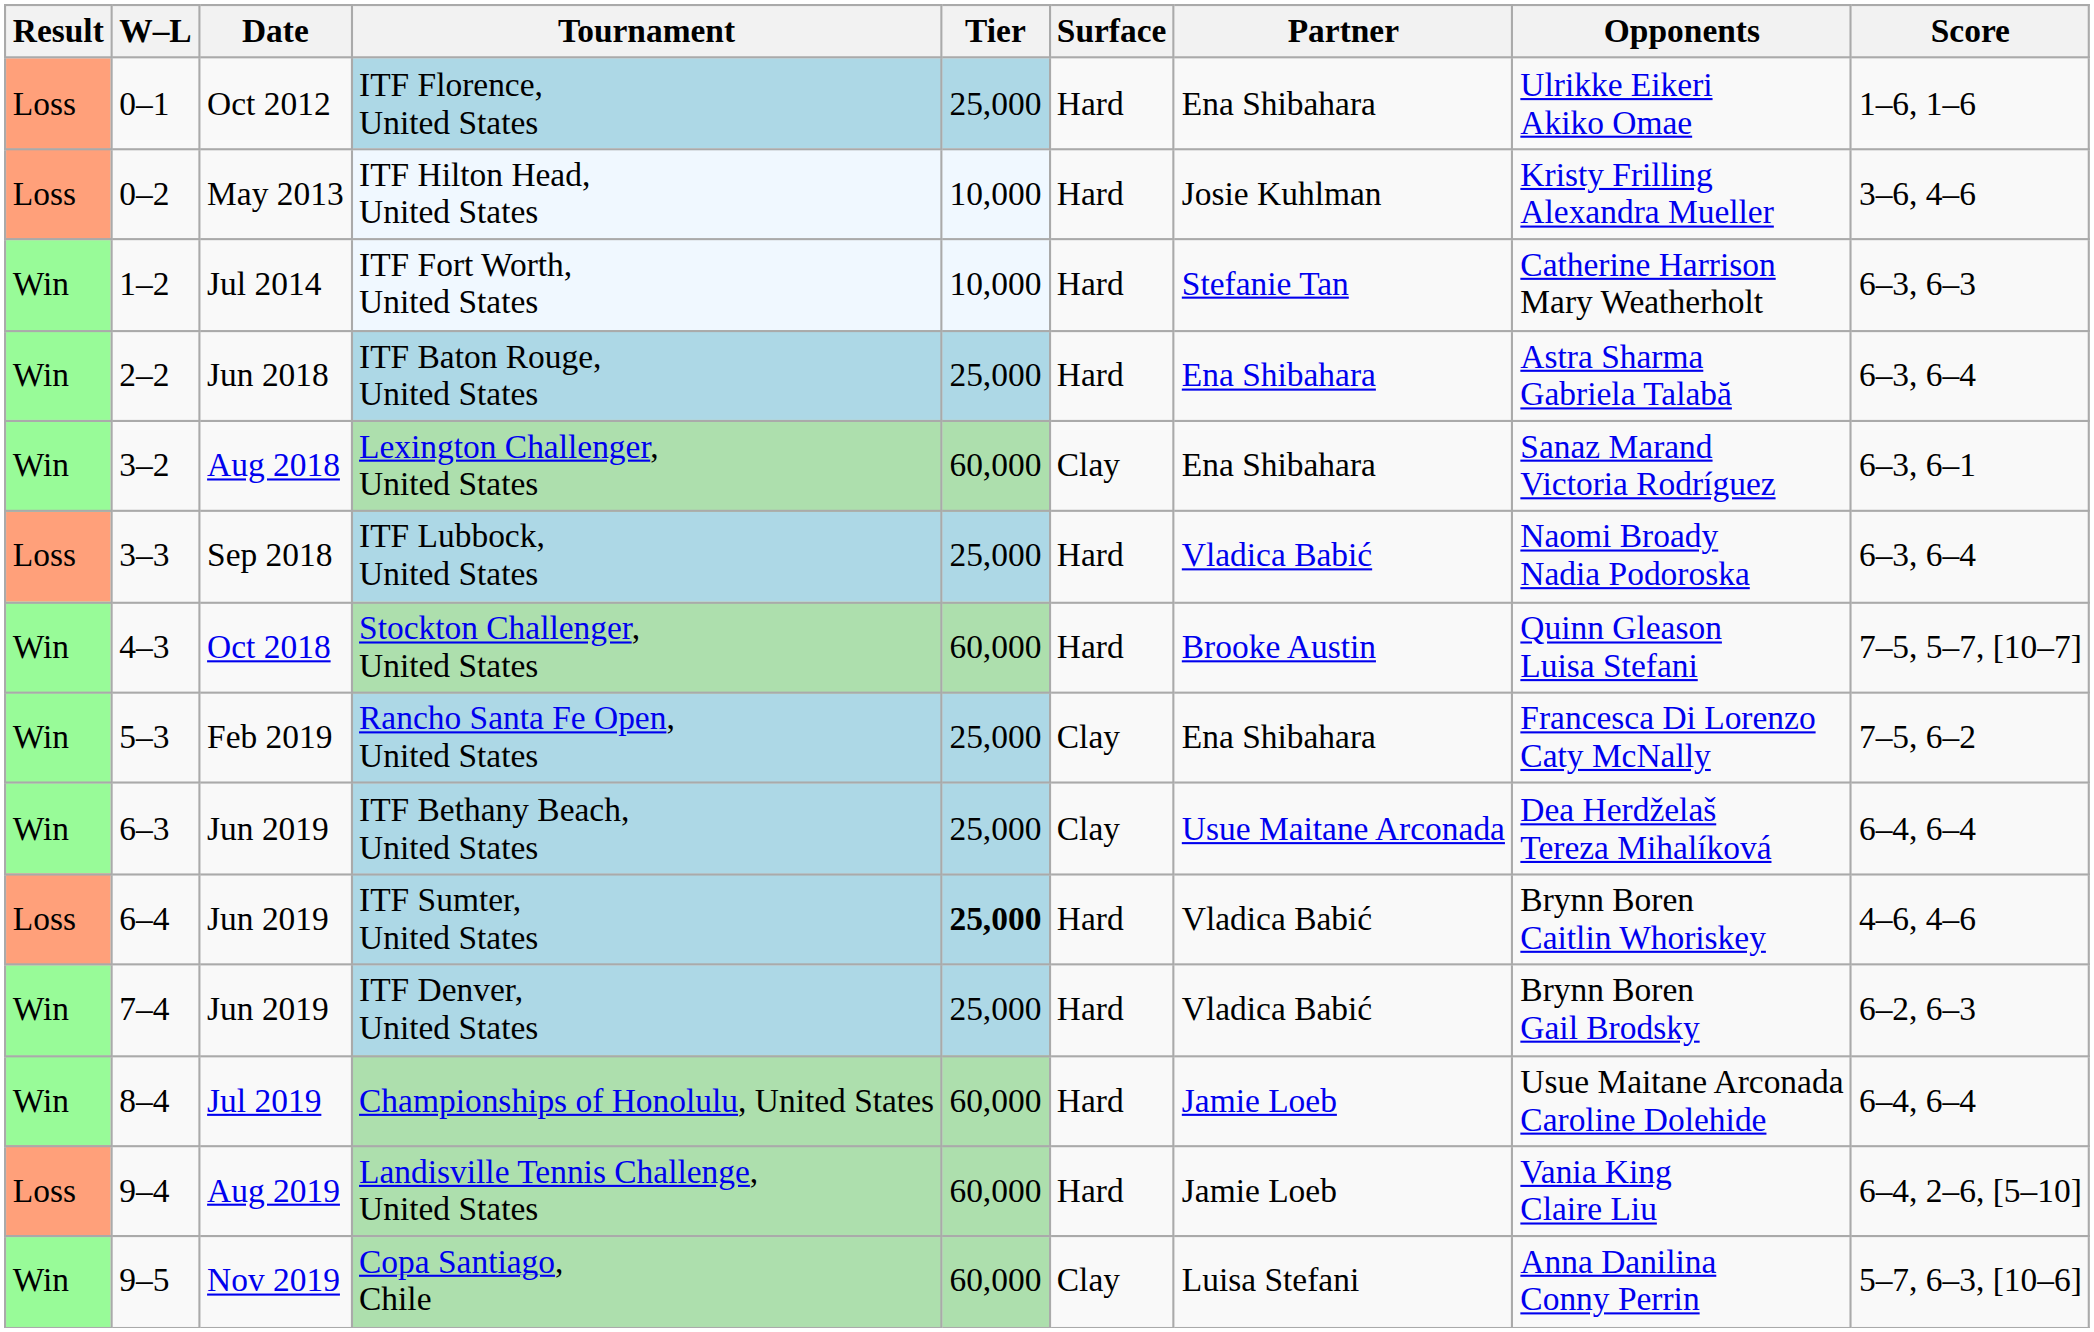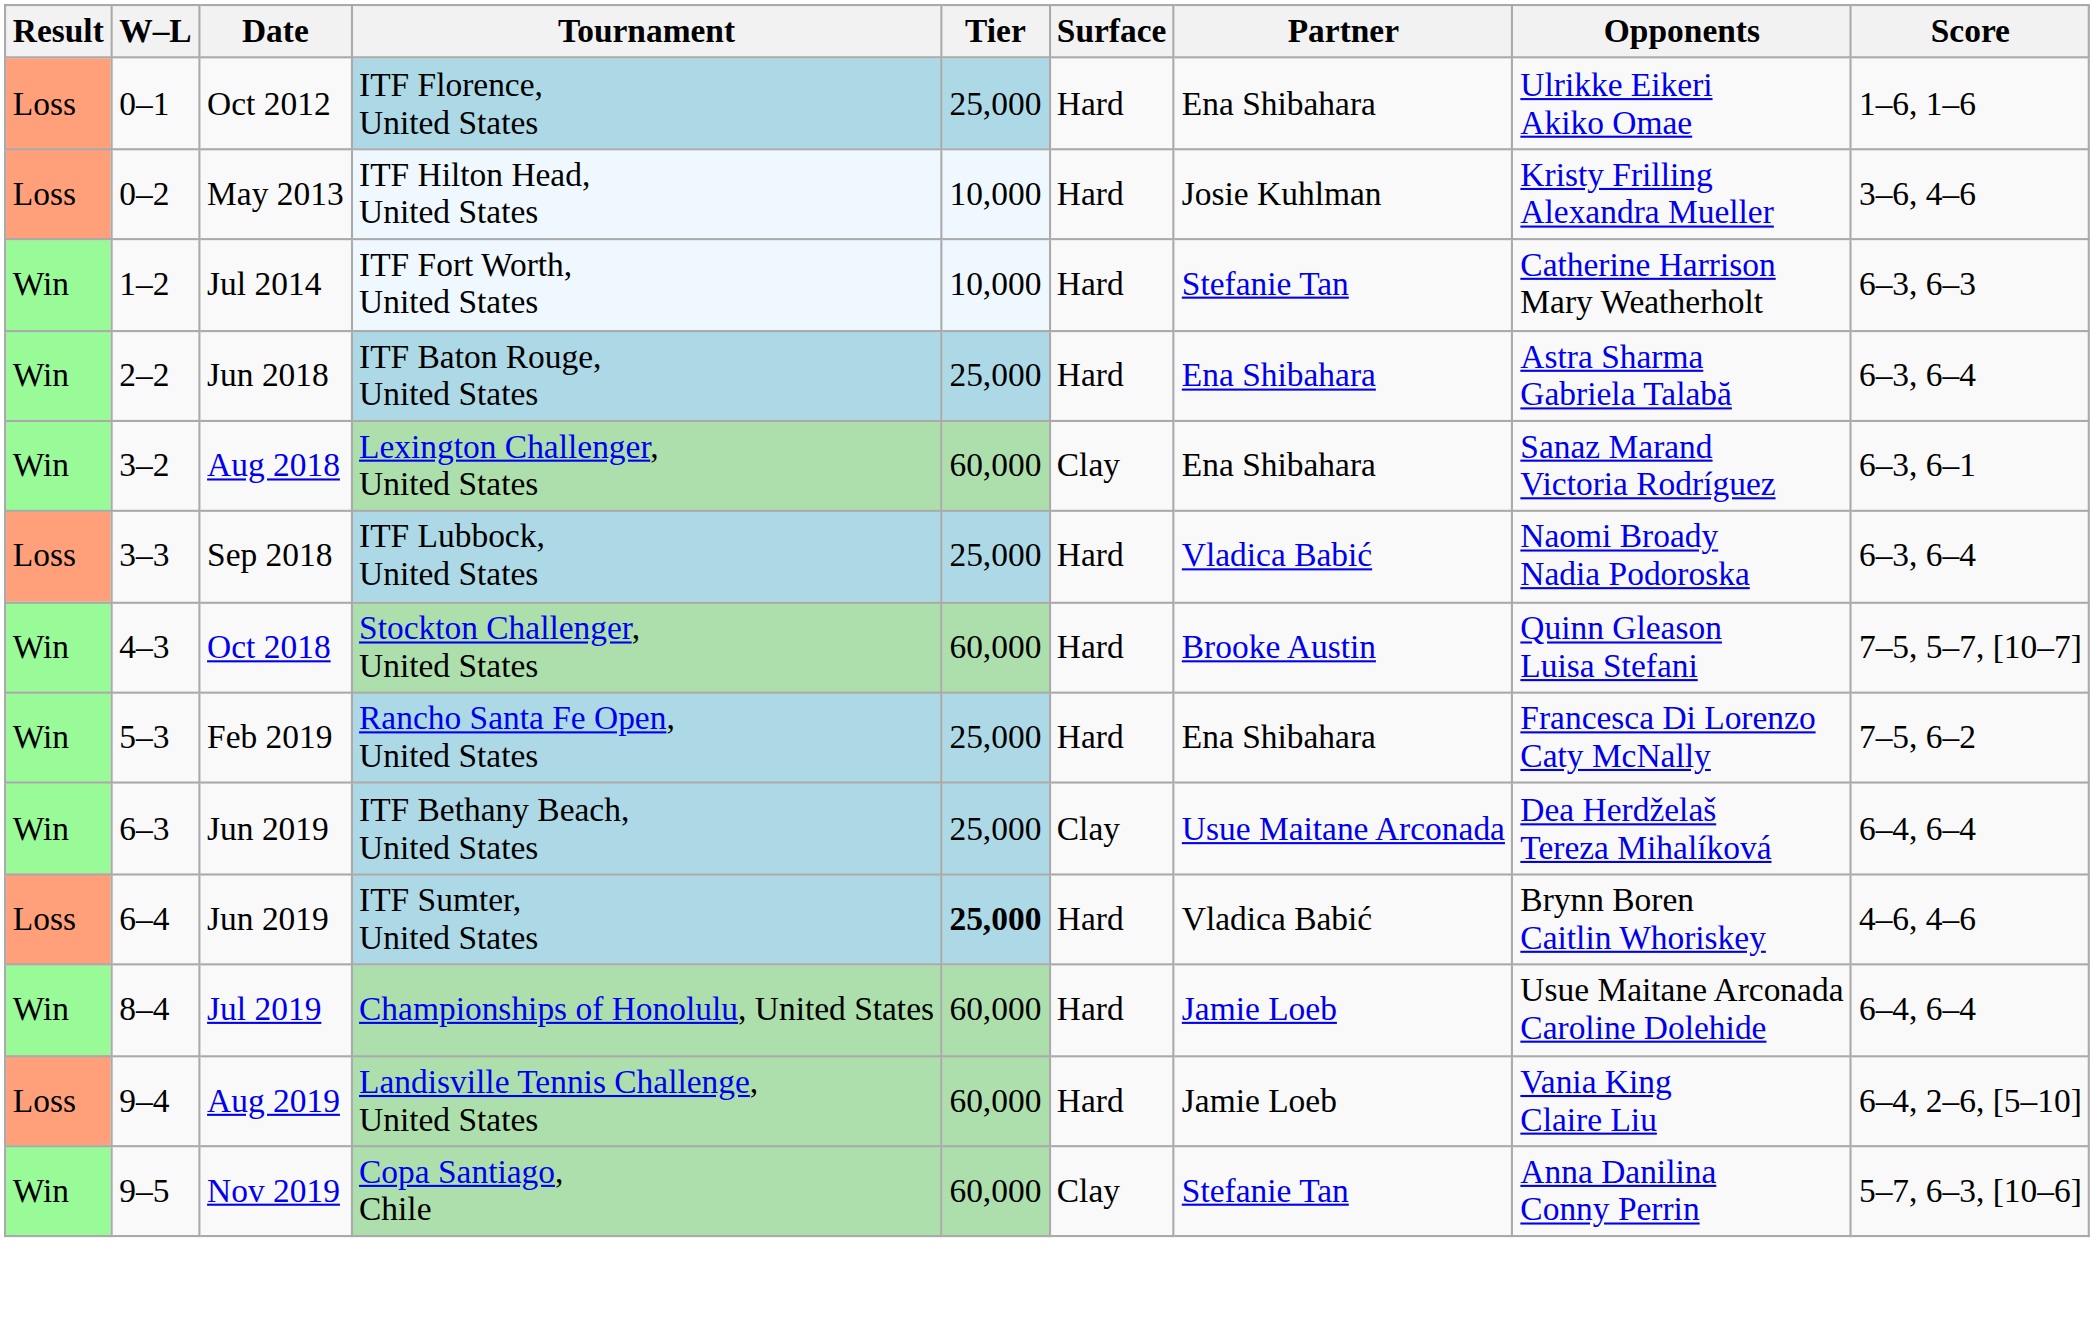(1088, 737) Clay -> (1090, 737) Hard
- row: (449, 1009)
(1271, 1281) Luisa Stefani -> (1265, 1190) Stefanie Tan
